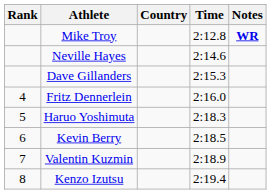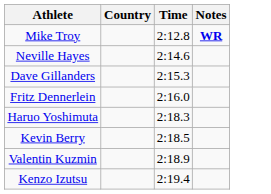- column: (23, 14)
